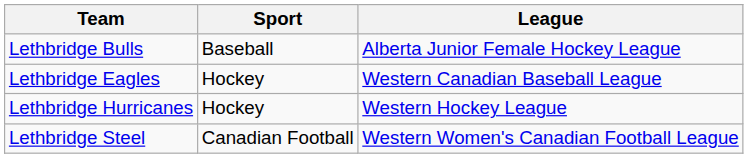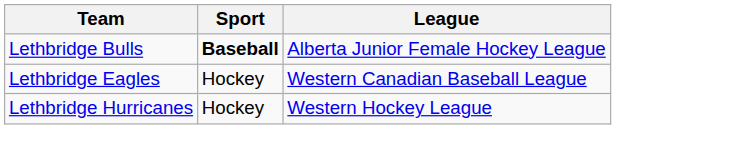(238, 49) normal -> (240, 49) bold
- row: (77, 138)
